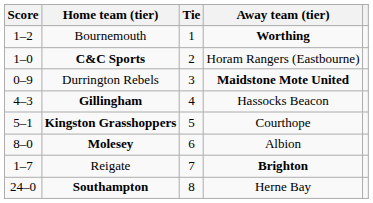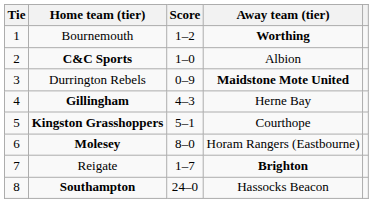columns swapped: (191, 14) <-> (23, 14)
(283, 57) Horam Rangers (Eastbourne) -> (283, 57) Albion
(283, 101) Hassocks Beacon -> (283, 101) Herne Bay
(283, 144) Albion -> (283, 144) Horam Rangers (Eastbourne)
(283, 187) Herne Bay -> (283, 187) Hassocks Beacon
